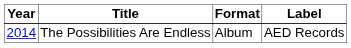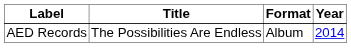columns swapped: (21, 14) <-> (304, 14)
